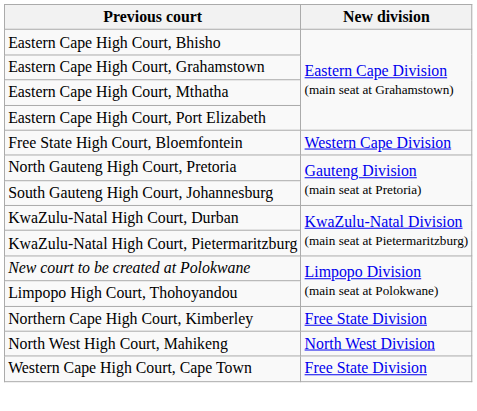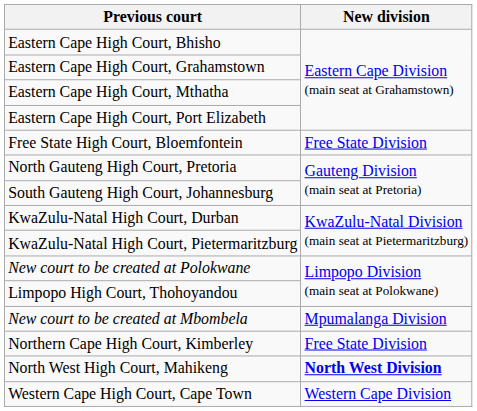(378, 142) Western Cape Division -> (366, 142) Free State Division
+ row: (128, 318)
(370, 343) normal -> (373, 368) bold
(366, 368) Free State Division -> (378, 393) Western Cape Division
